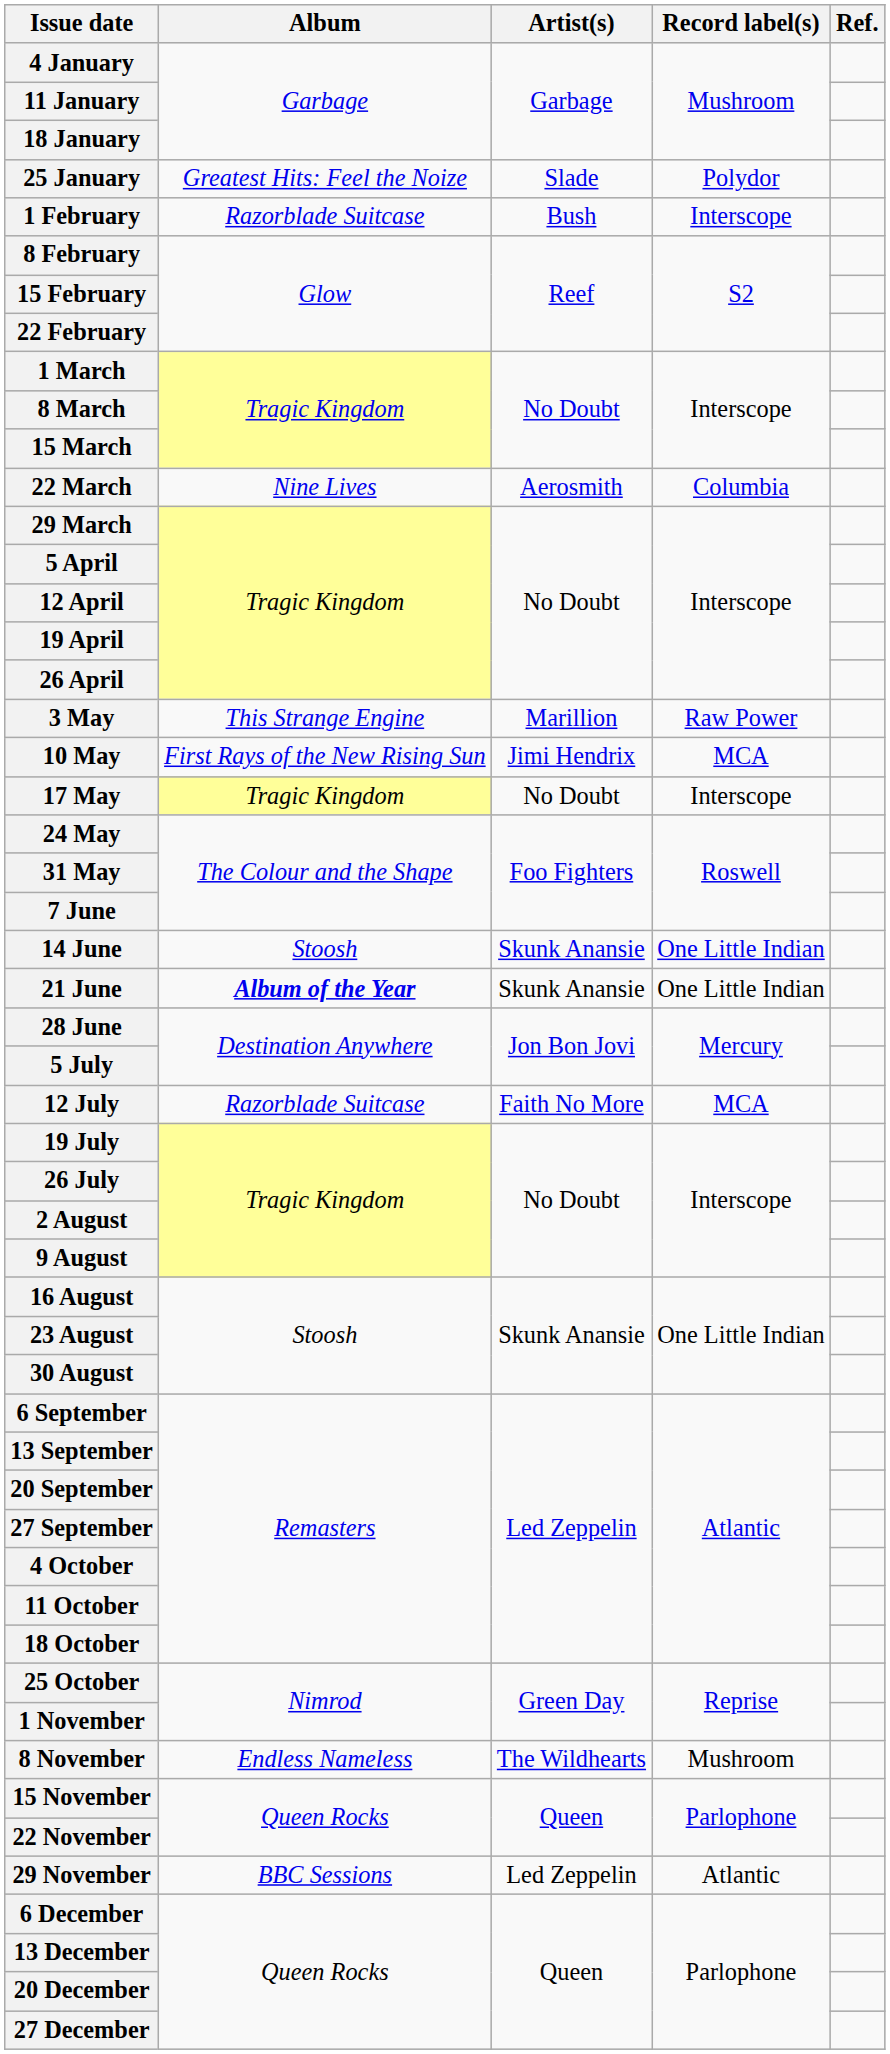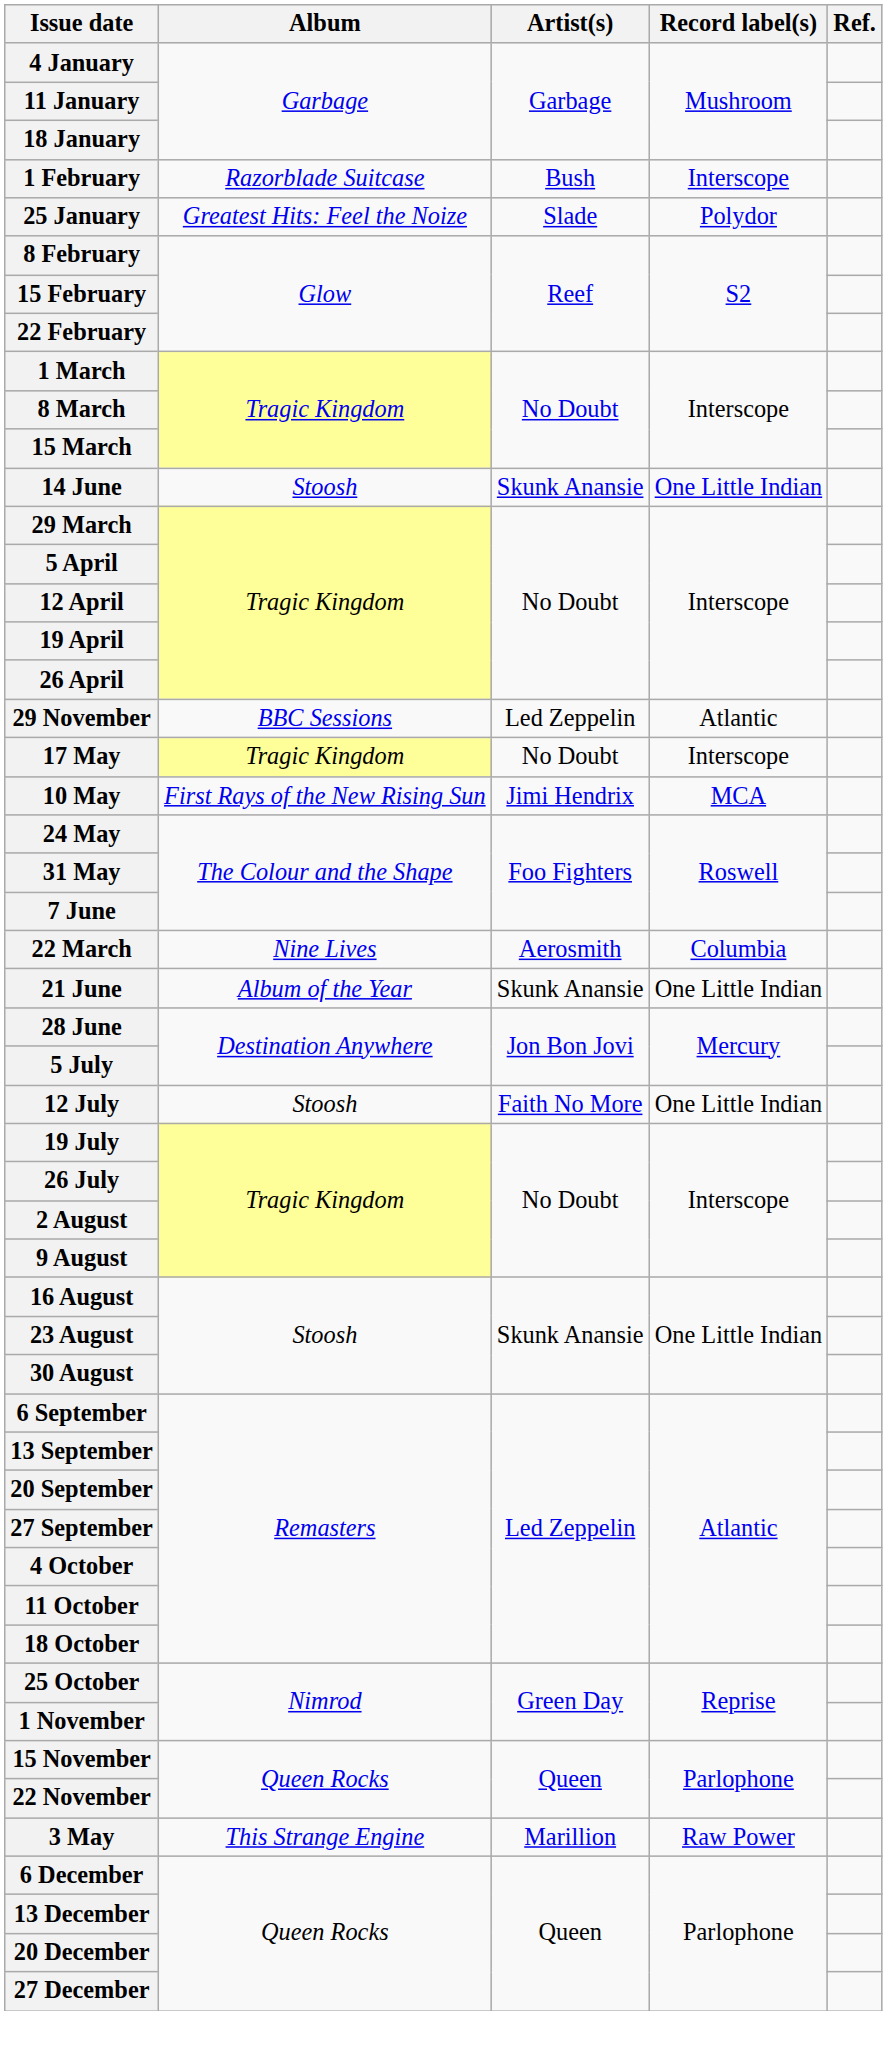rows swapped: (82, 178) <-> (82, 216)
rows swapped: (82, 486) <-> (82, 949)
rows swapped: (82, 718) <-> (82, 1875)
rows swapped: (82, 756) <-> (82, 795)
(325, 988) bold -> (325, 988) normal
(325, 1103) Razorblade Suitcase -> (325, 1103) Stoosh
(741, 1103) MCA -> (738, 1103) One Little Indian
- row: (82, 1759)
